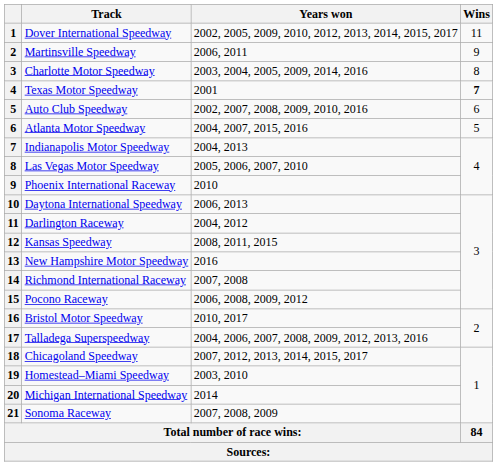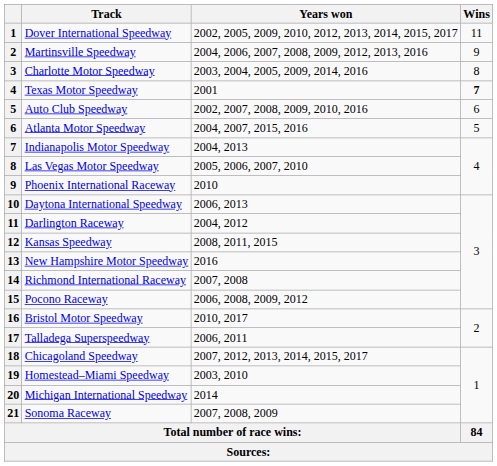(221, 52) 2006, 2011 -> (311, 52) 2004, 2006, 2007, 2008, 2009, 2012, 2013, 2016
(311, 337) 2004, 2006, 2007, 2008, 2009, 2012, 2013, 2016 -> (221, 337) 2006, 2011
